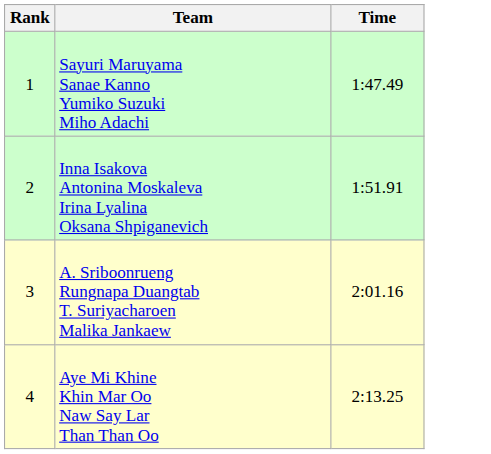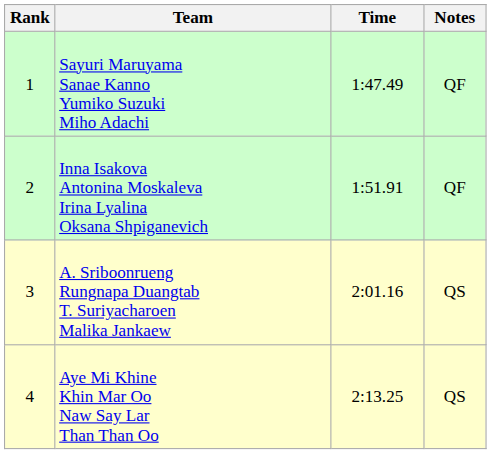+ column: (455, 18)
